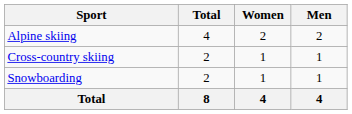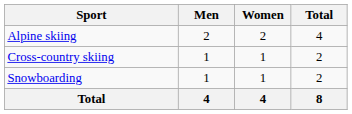columns swapped: (319, 15) <-> (207, 15)
